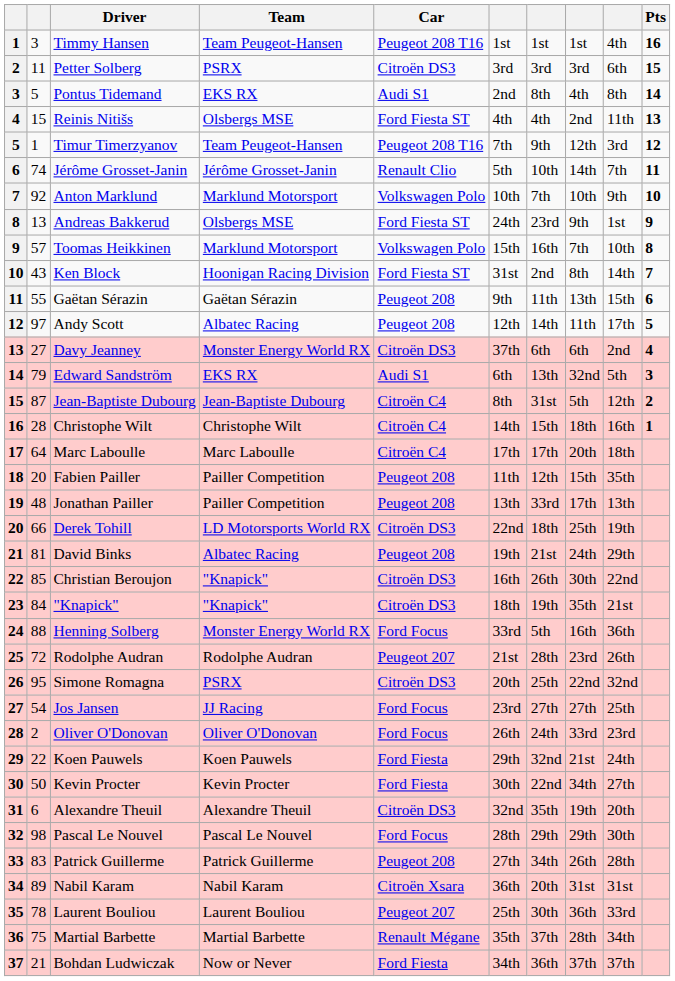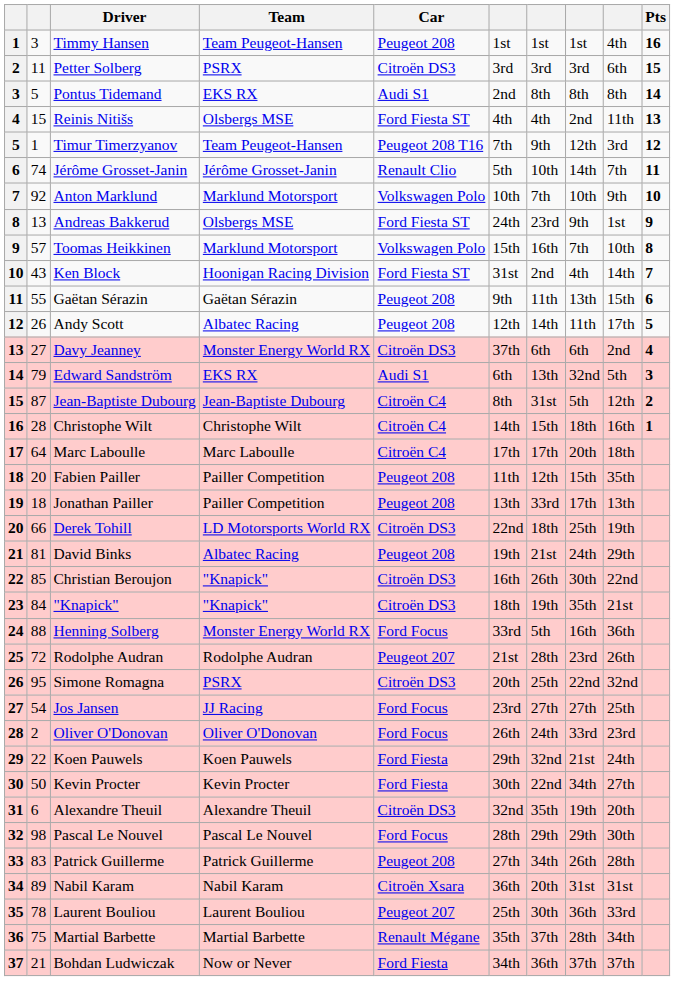(430, 43) Peugeot 208 T16 -> (416, 43) Peugeot 208
(579, 94) 4th -> (579, 94) 8th
(579, 273) 8th -> (579, 273) 4th
(39, 324) 97 -> (39, 324) 26
(39, 503) 48 -> (39, 503) 18
